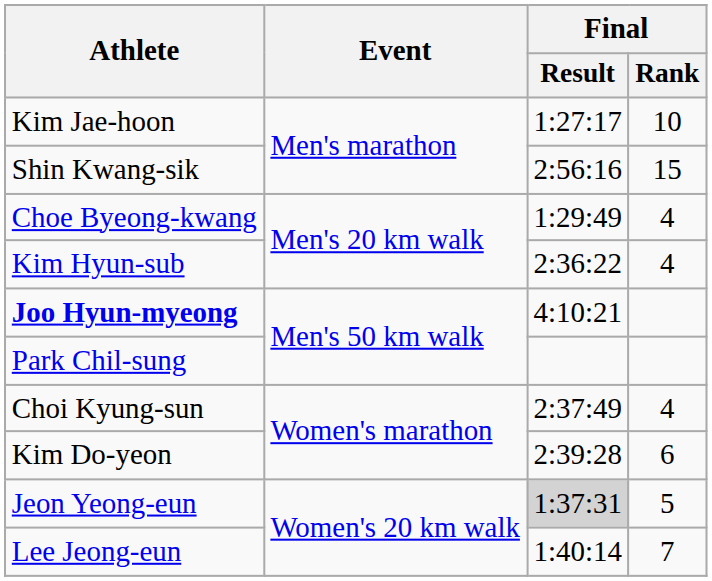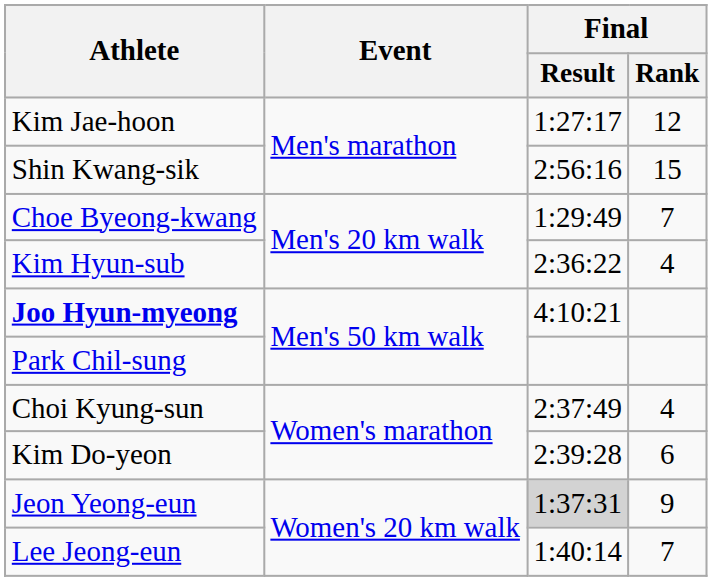(667, 121) 10 -> (667, 121) 12
(667, 217) 4 -> (667, 217) 7
(667, 503) 5 -> (667, 503) 9
